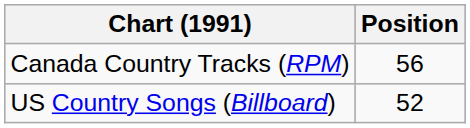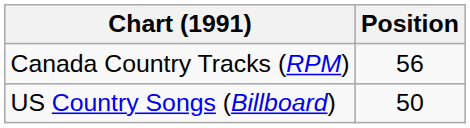(410, 102) 52 -> (410, 102) 50
